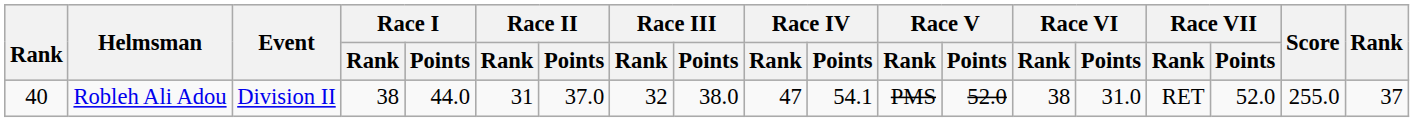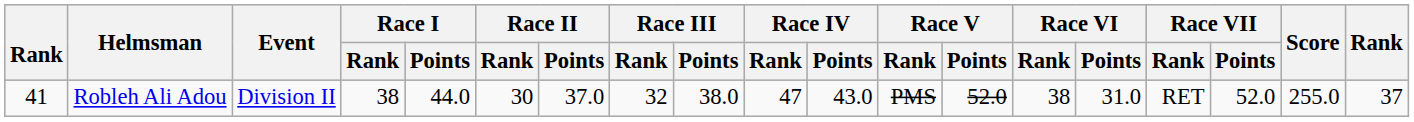(36, 98) 40 -> (36, 98) 41
(522, 98) 31 -> (522, 98) 30
(853, 98) 54.1 -> (853, 98) 43.0
